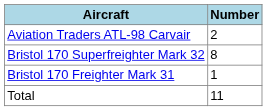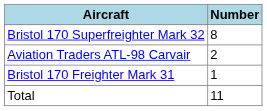rows swapped: (99, 34) <-> (106, 55)
